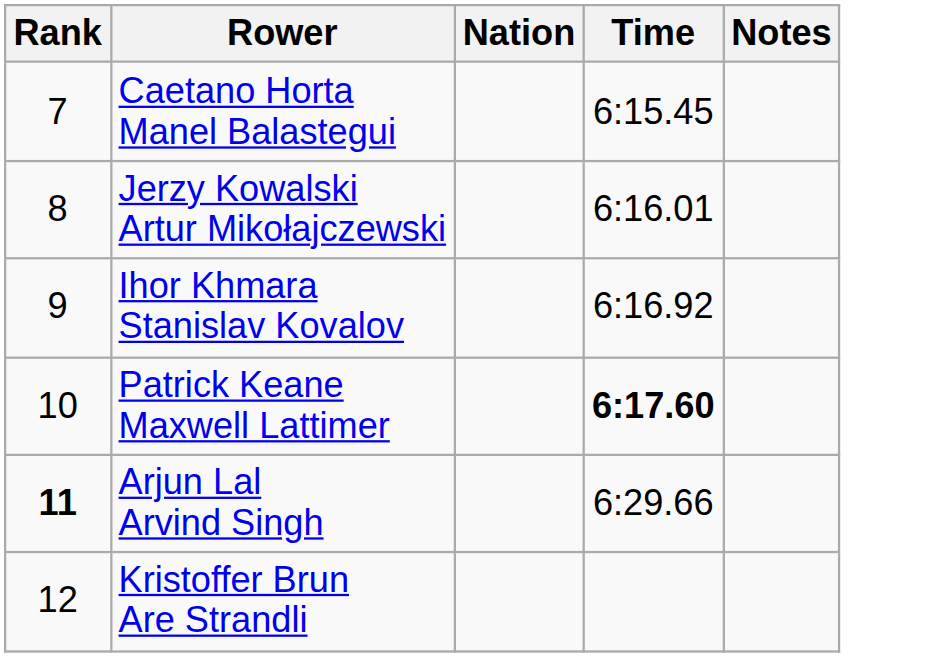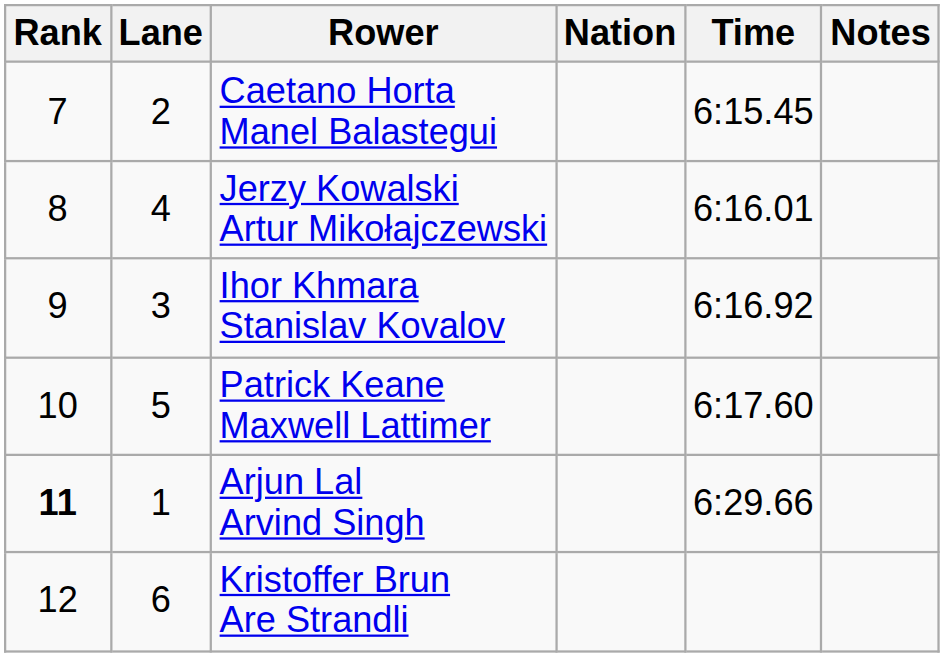+ column: (161, 33)
(653, 404) bold -> (753, 404) normal
